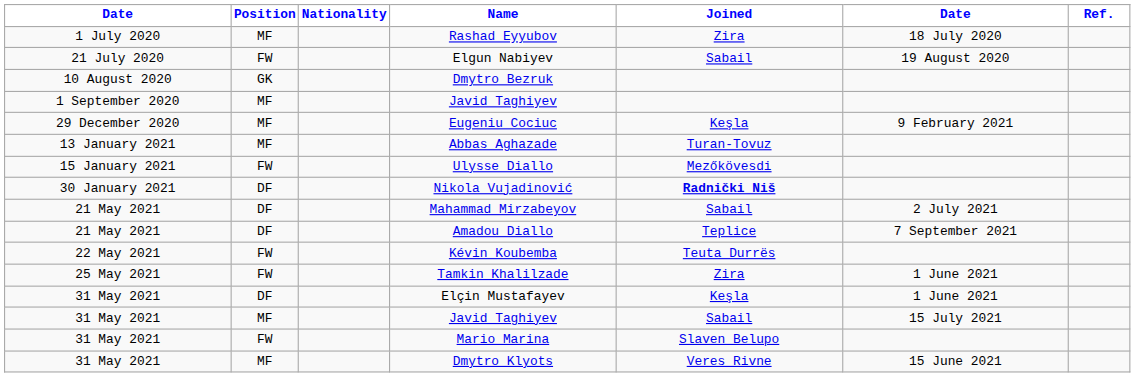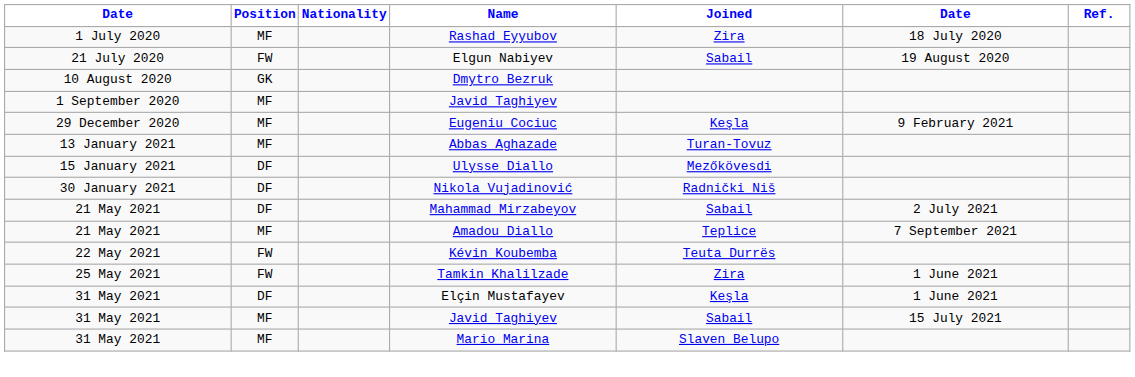(265, 166) FW -> (265, 166) DF
(729, 188) bold -> (729, 188) normal
(265, 231) DF -> (265, 231) MF
(265, 339) FW -> (265, 339) MF
- row: (118, 361)
